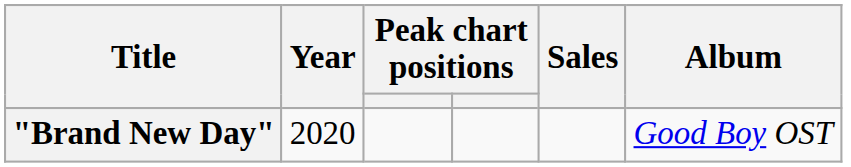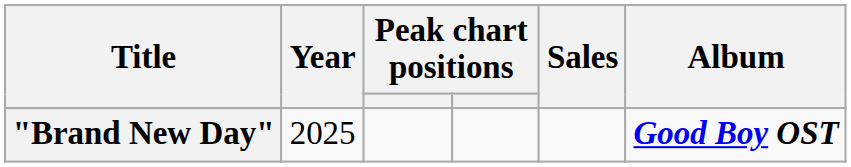(323, 133) 2020 -> (323, 133) 2025
(733, 133) normal -> (736, 133) bold
